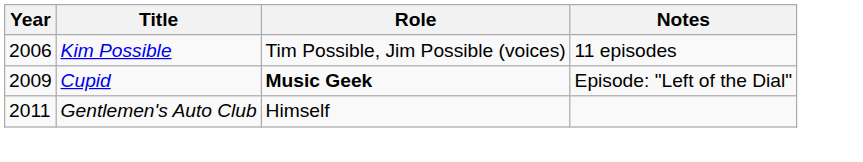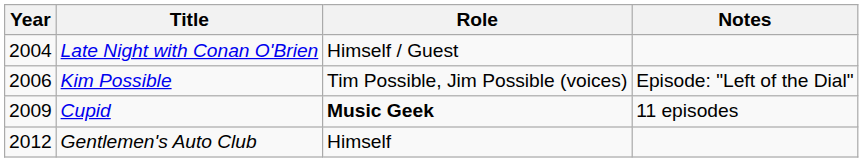+ row: (189, 50)
(626, 50) 11 episodes -> (745, 80) Episode: "Left of the Dial"
(683, 80) Episode: "Left of the Dial" -> (687, 111) 11 episodes
(30, 111) 2011 -> (30, 141) 2012
